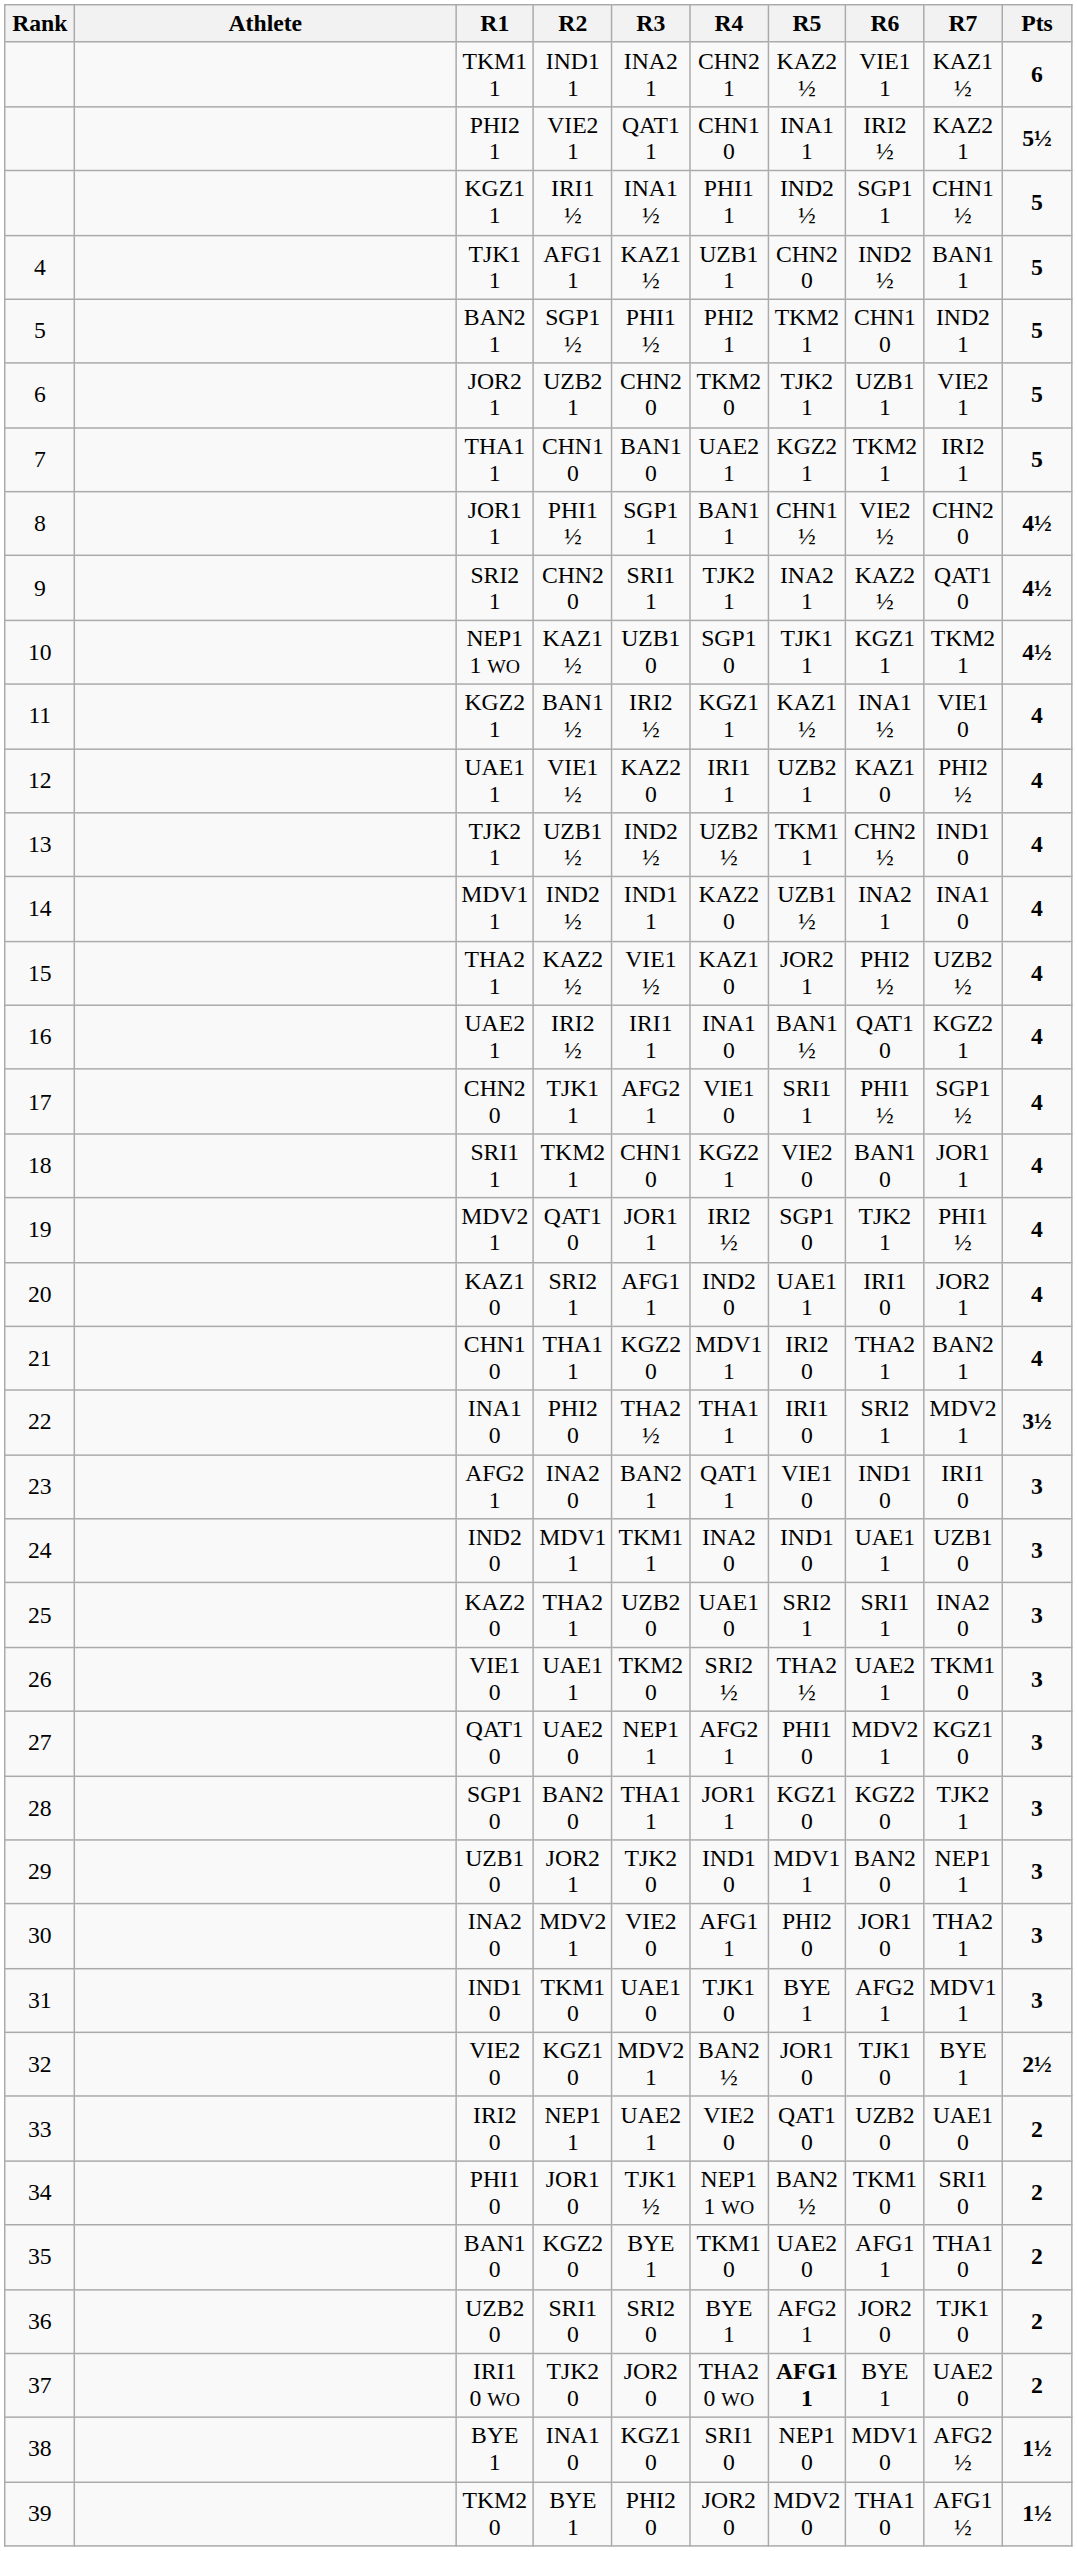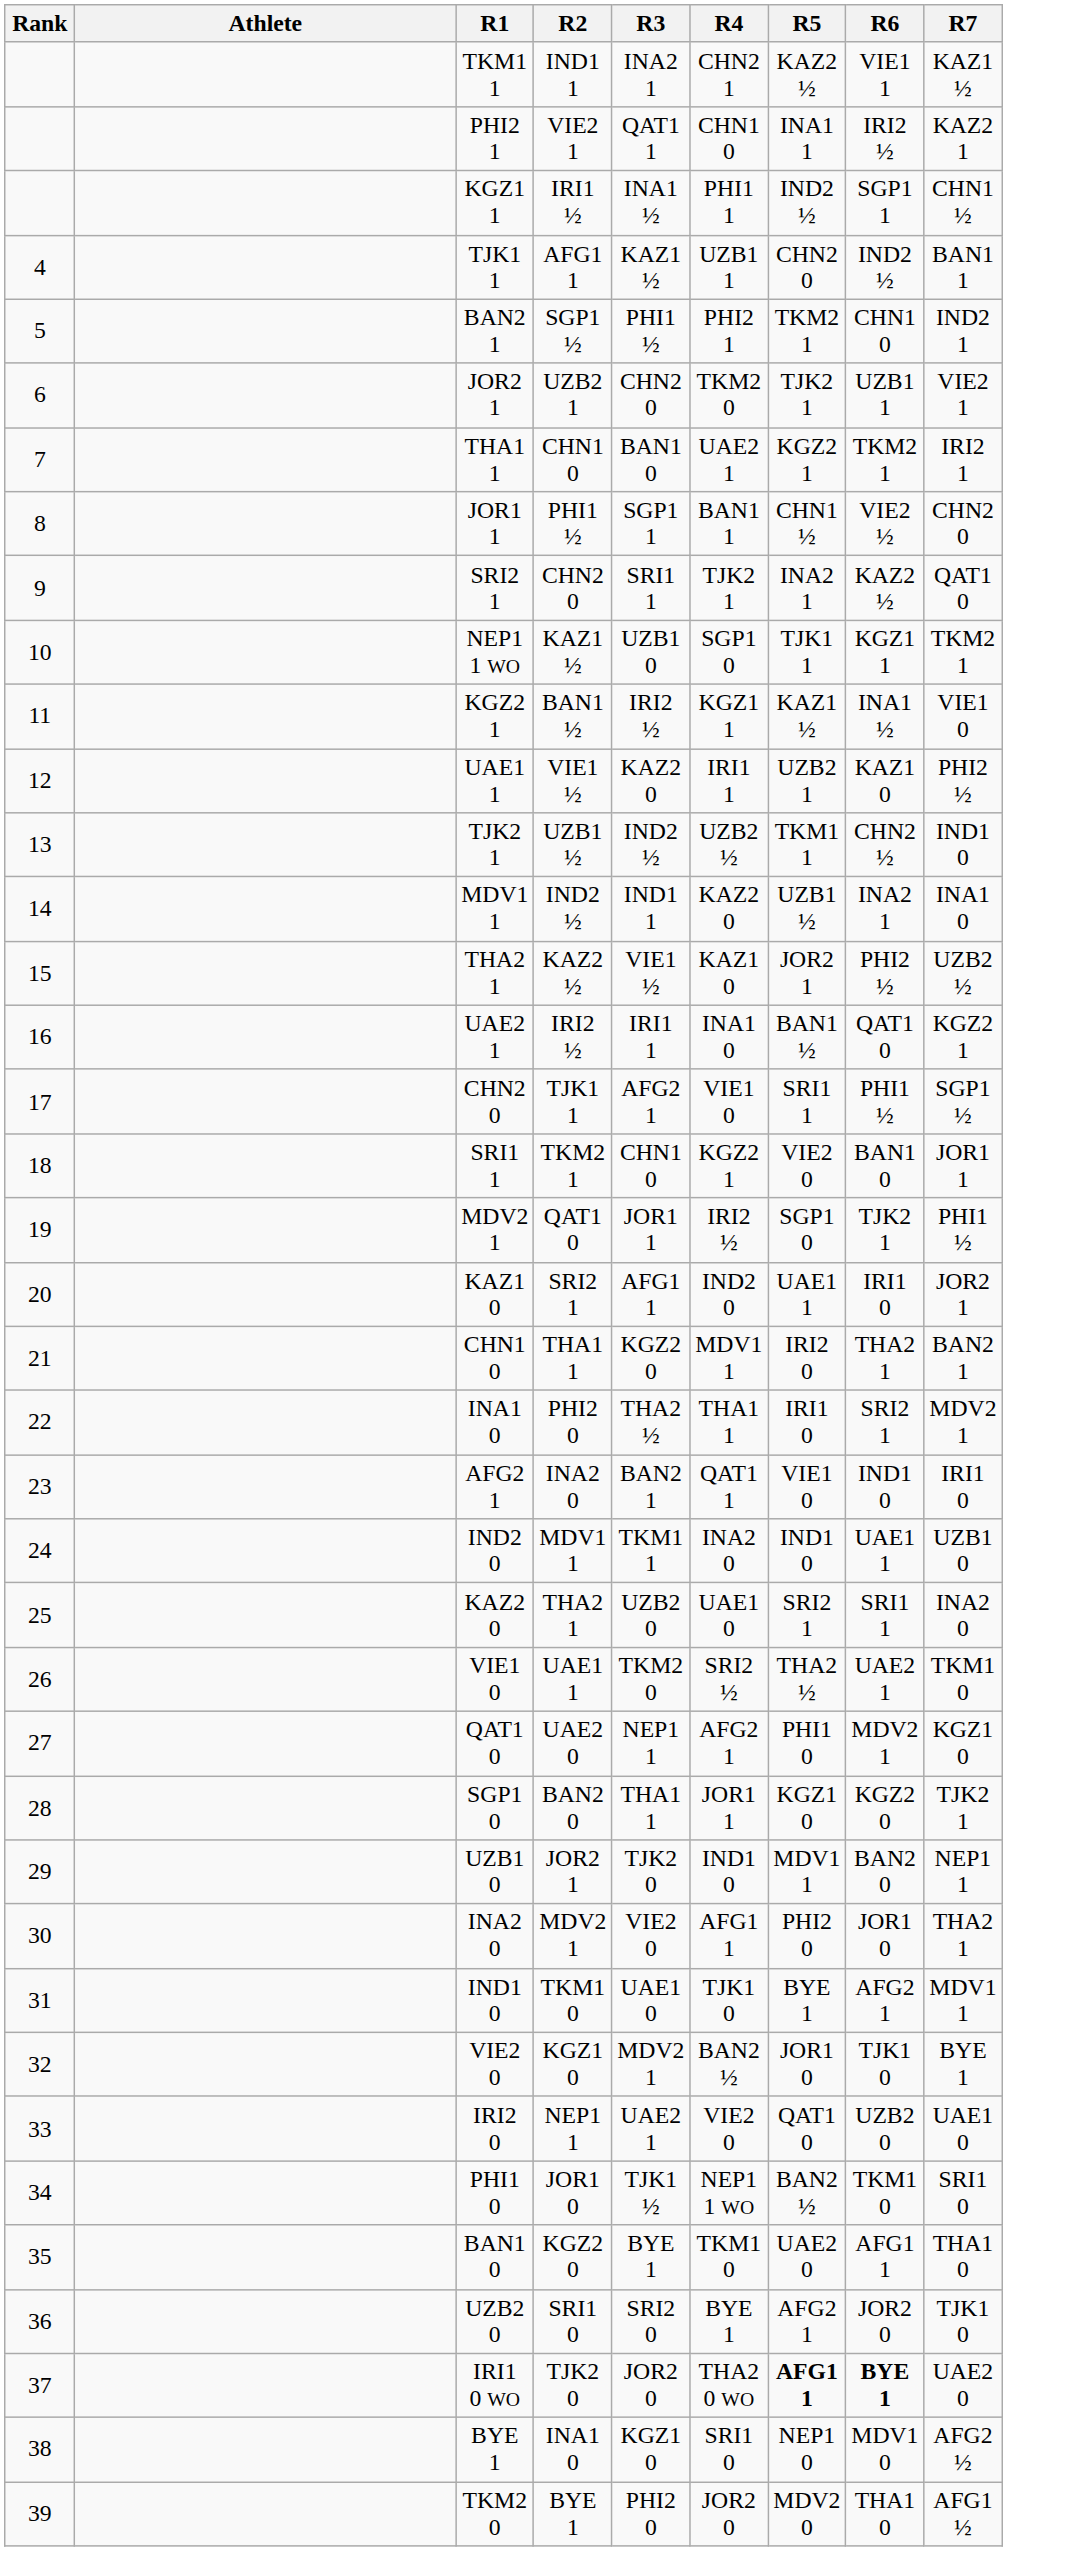- column: (1037, 23)
(885, 2385) normal -> (885, 2385) bold
